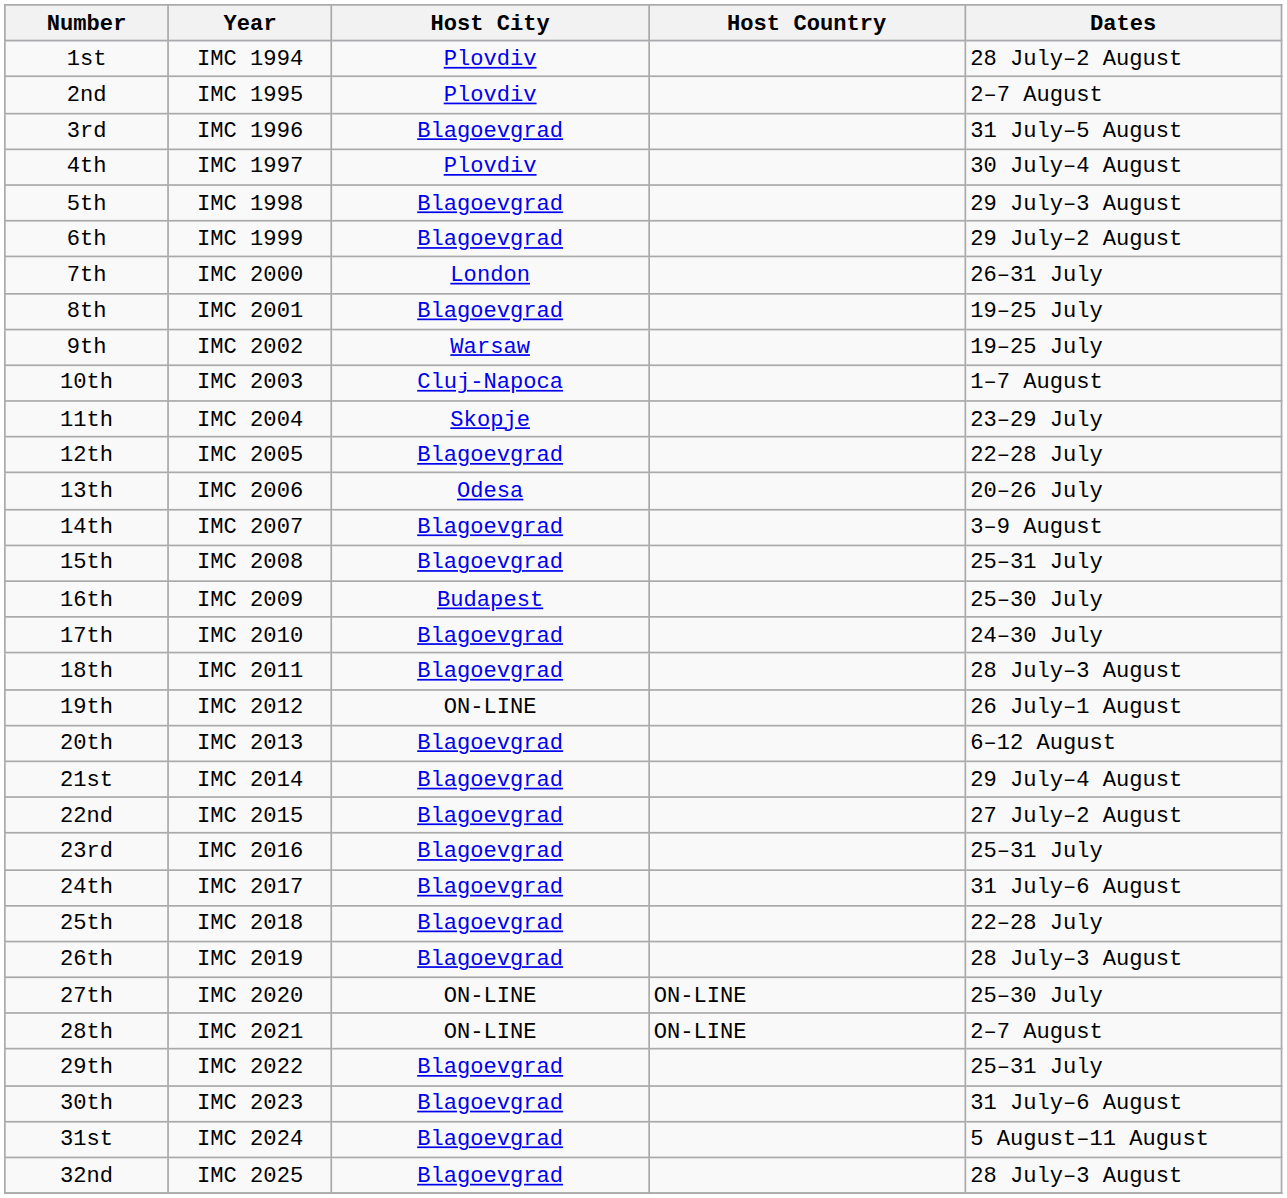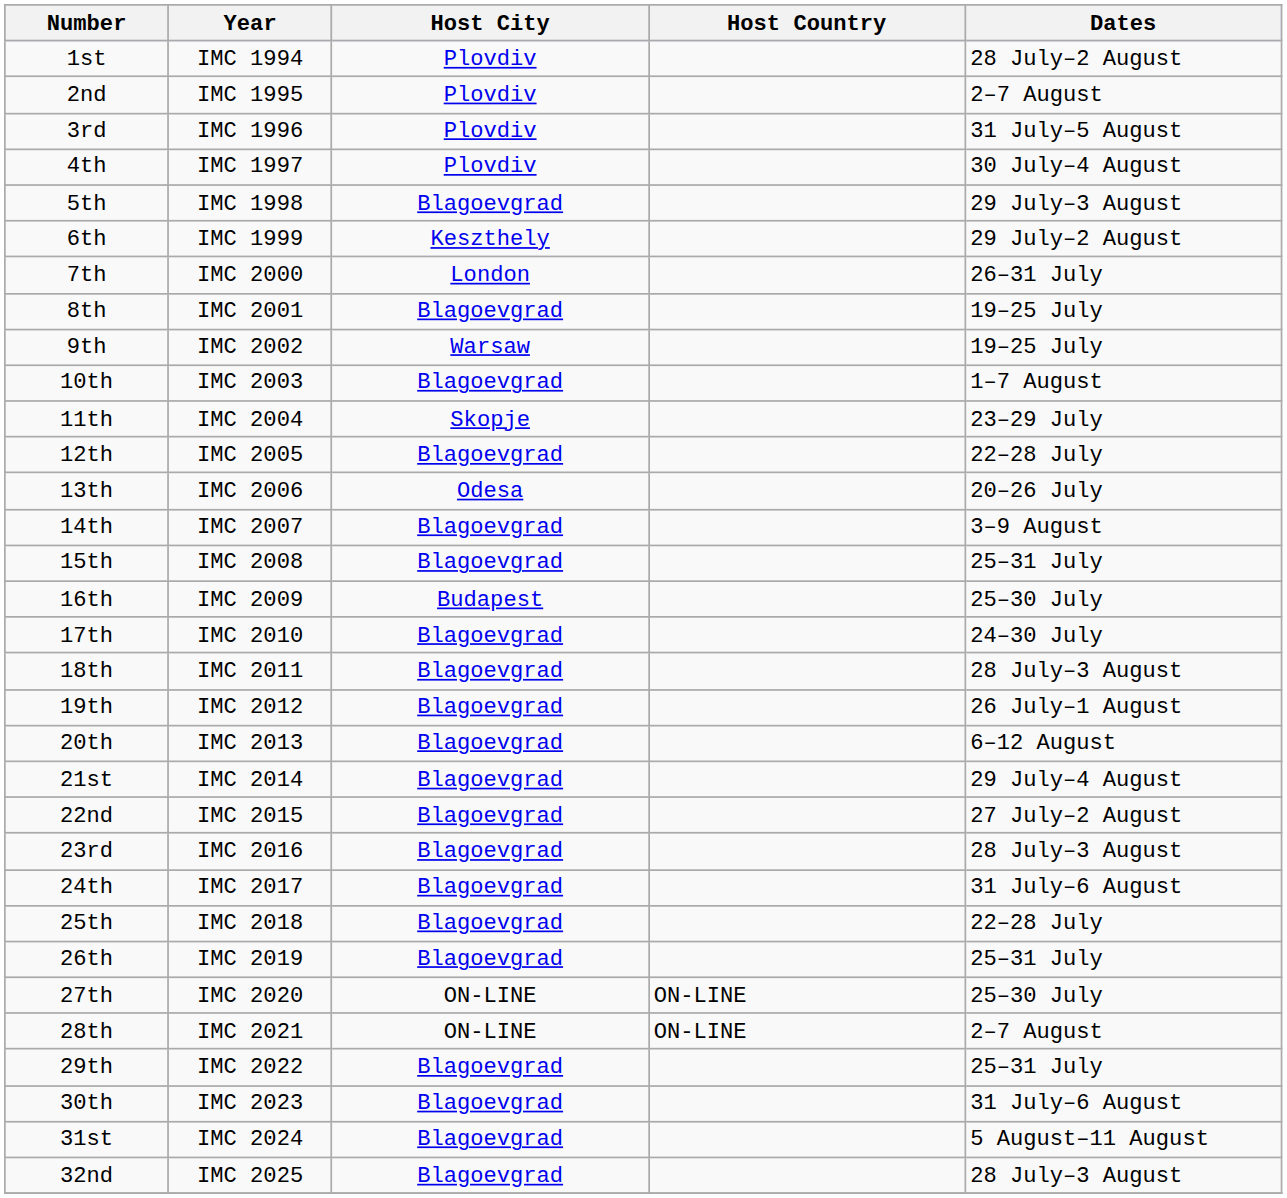(490, 131) Blagoevgrad -> (490, 131) Plovdiv
(490, 239) Blagoevgrad -> (490, 239) Keszthely
(490, 383) Cluj-Napoca -> (490, 383) Blagoevgrad
(490, 707) ON-LINE -> (490, 707) Blagoevgrad
(1036, 851) 25–31 July -> (1076, 851) 28 July–3 August
(1076, 959) 28 July–3 August -> (1036, 959) 25–31 July
